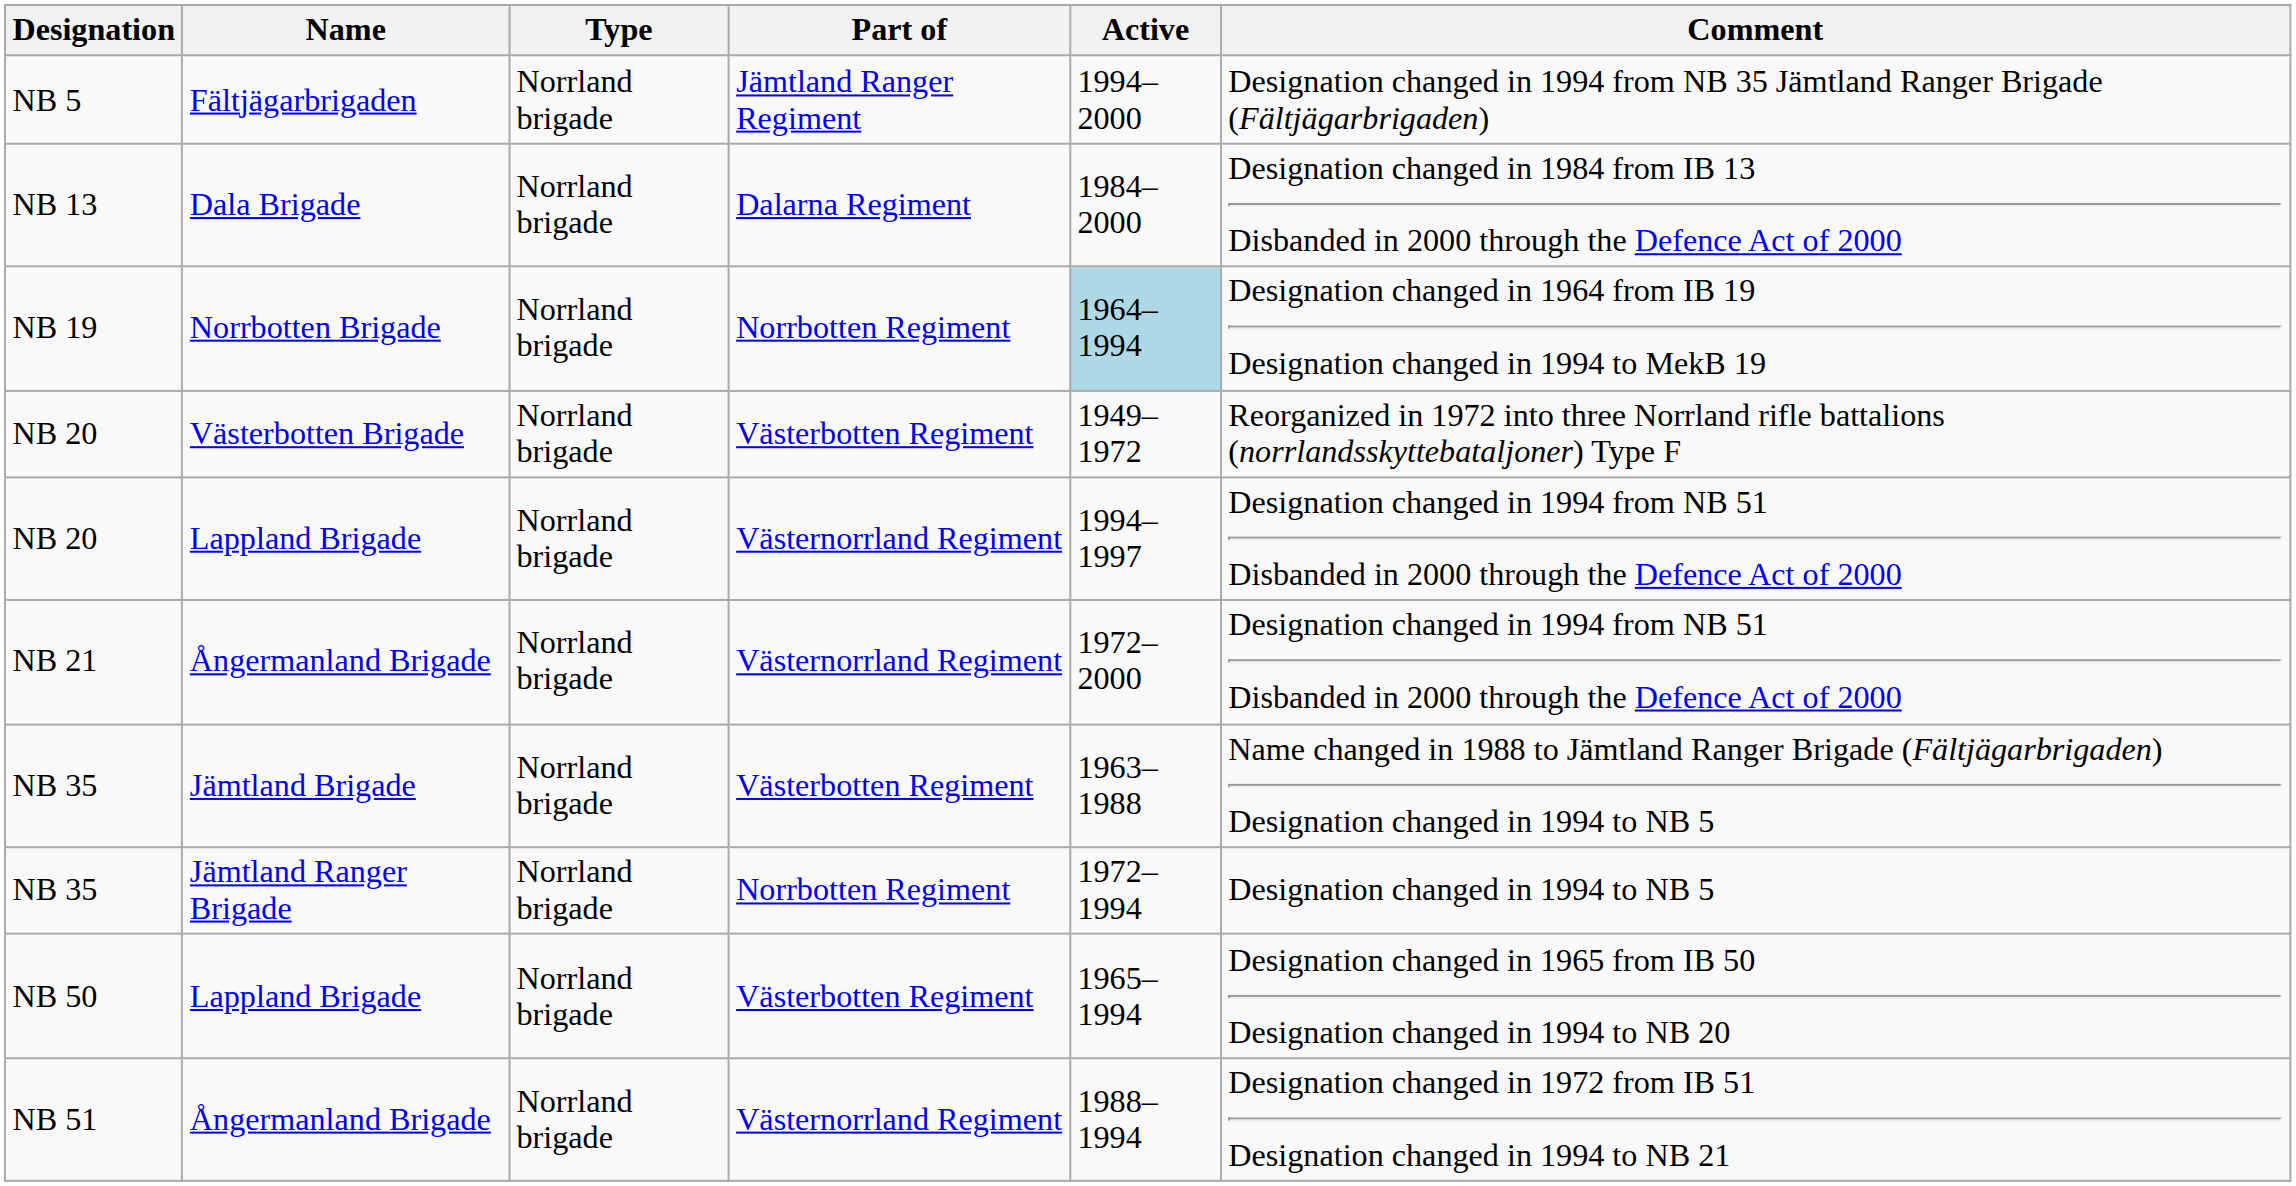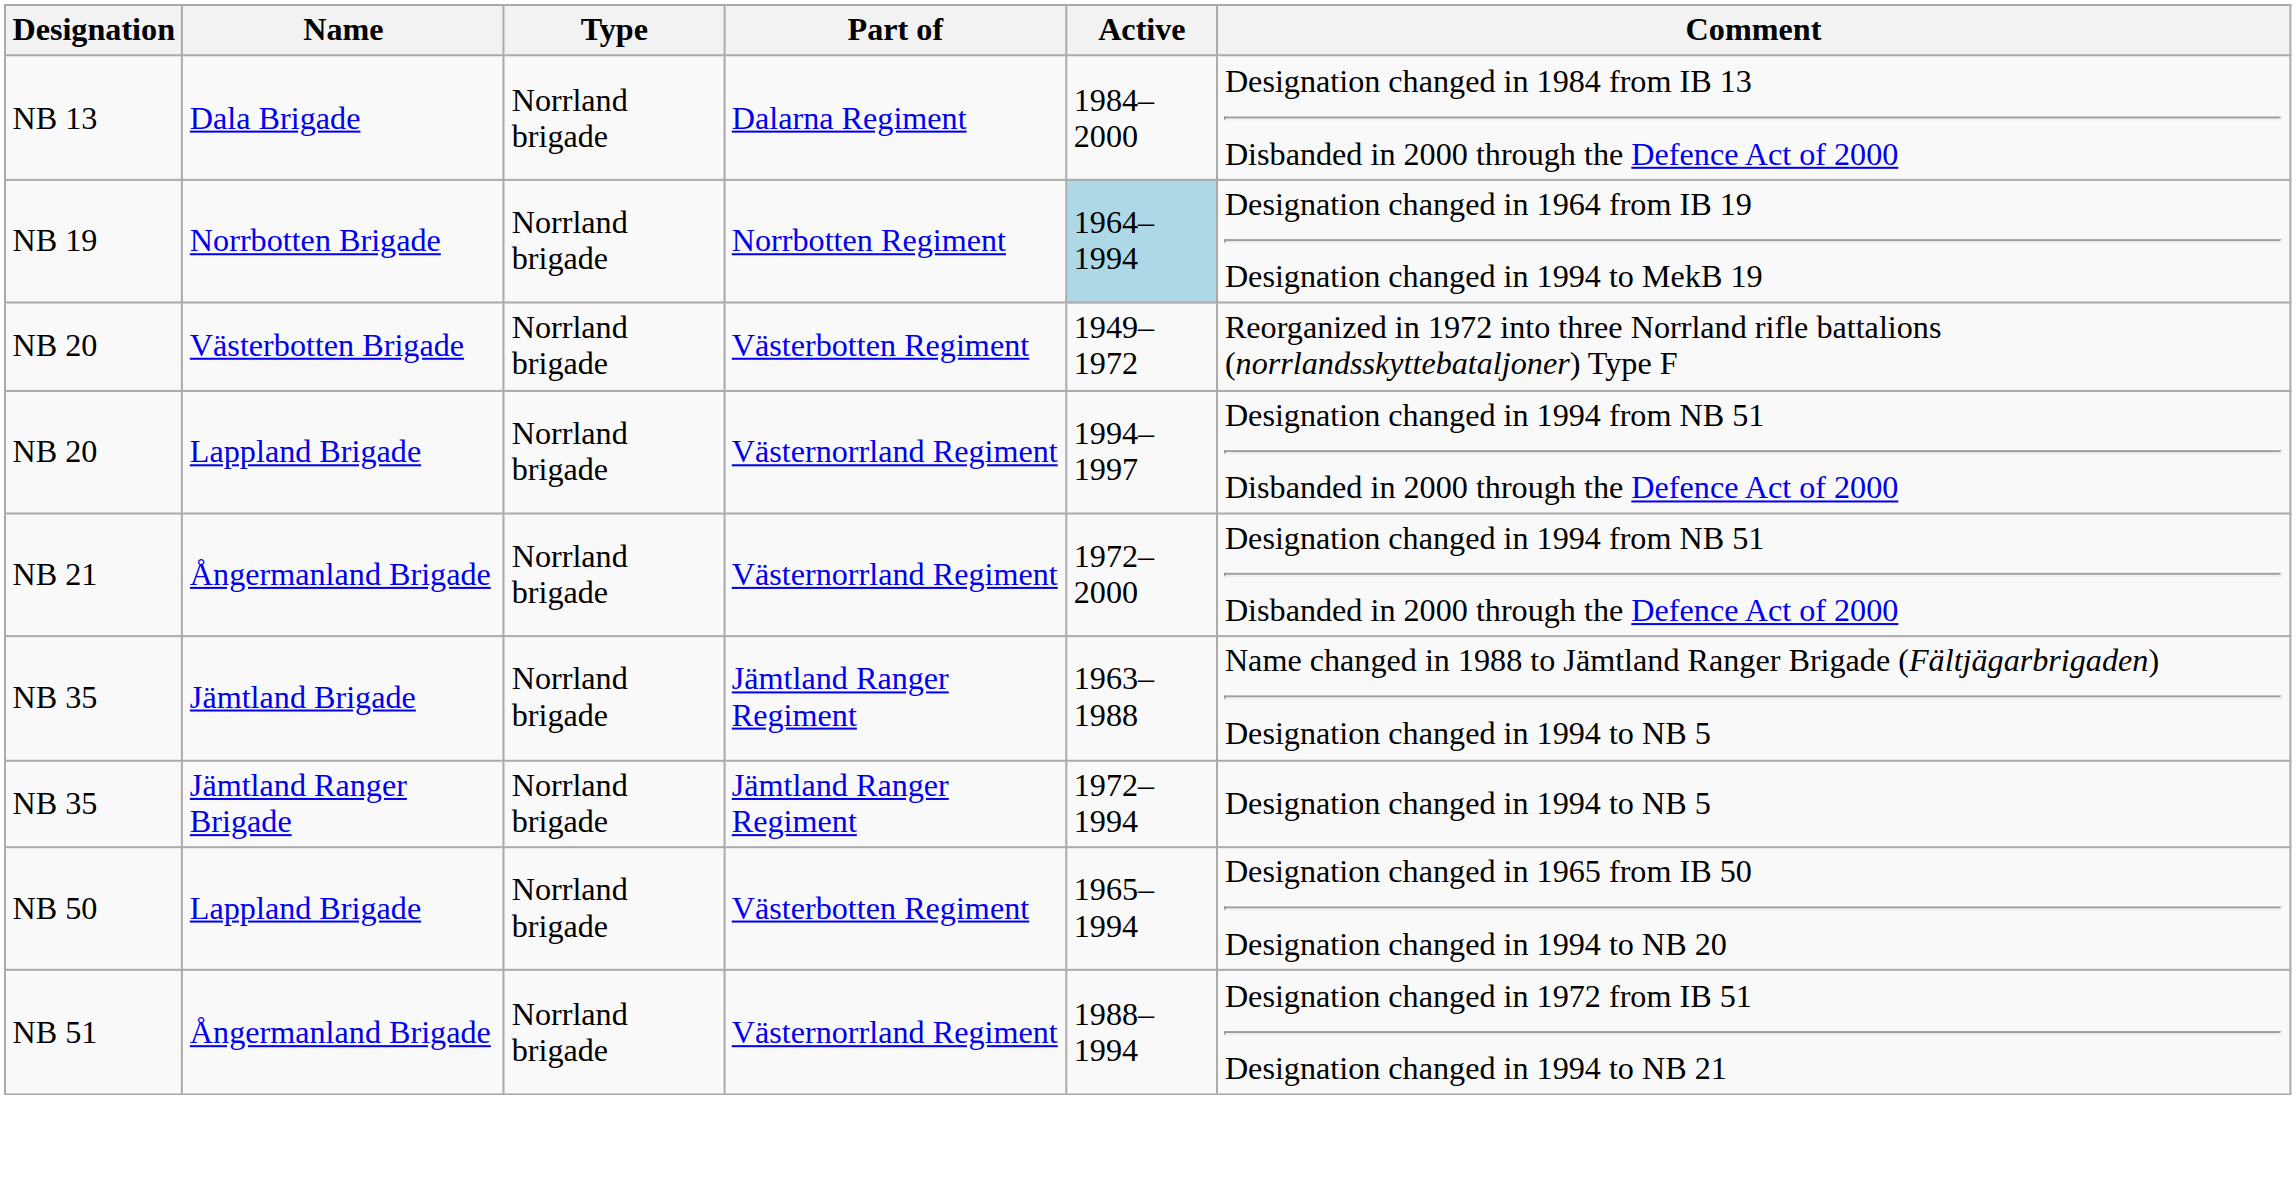- row: (47, 99)
(885, 785) Västerbotten Regiment -> (840, 697) Jämtland Ranger Regiment
(873, 890) Norrbotten Regiment -> (840, 803) Jämtland Ranger Regiment
